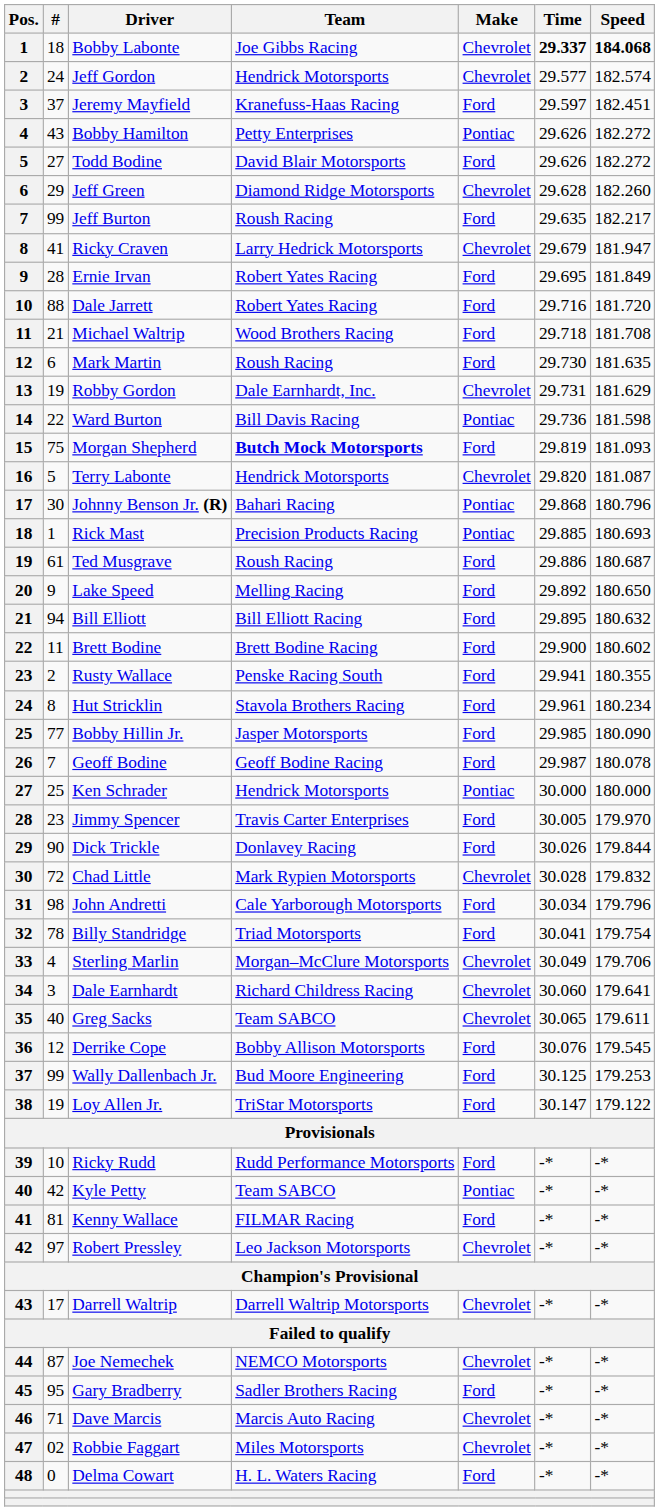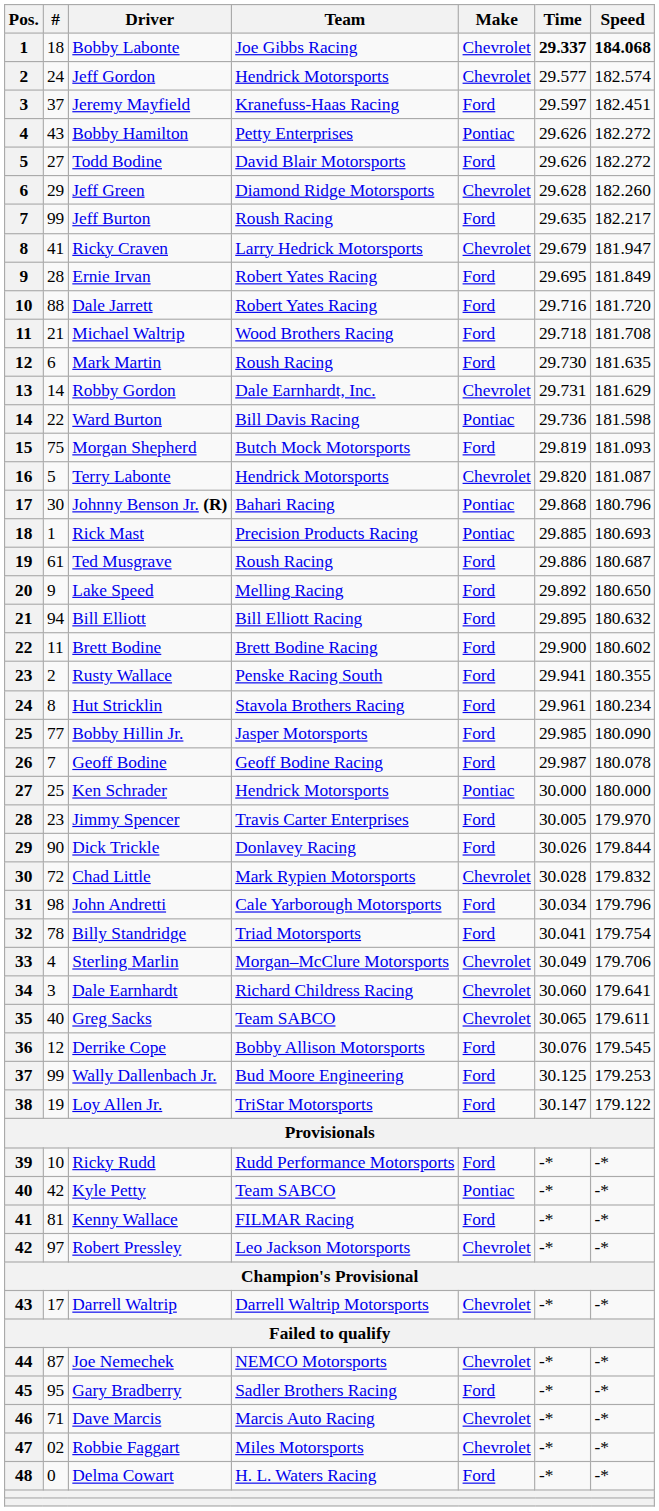(56, 390) 19 -> (56, 390) 14
(329, 447) bold -> (323, 447) normal
